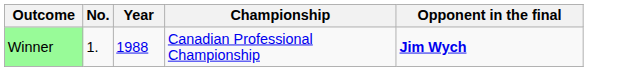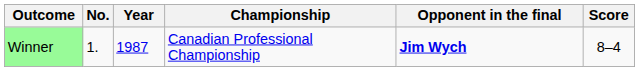+ column: (609, 15)
(132, 46) 1988 -> (132, 46) 1987
